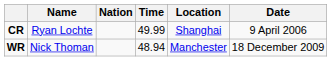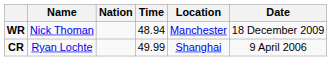rows swapped: (16, 47) <-> (16, 30)
